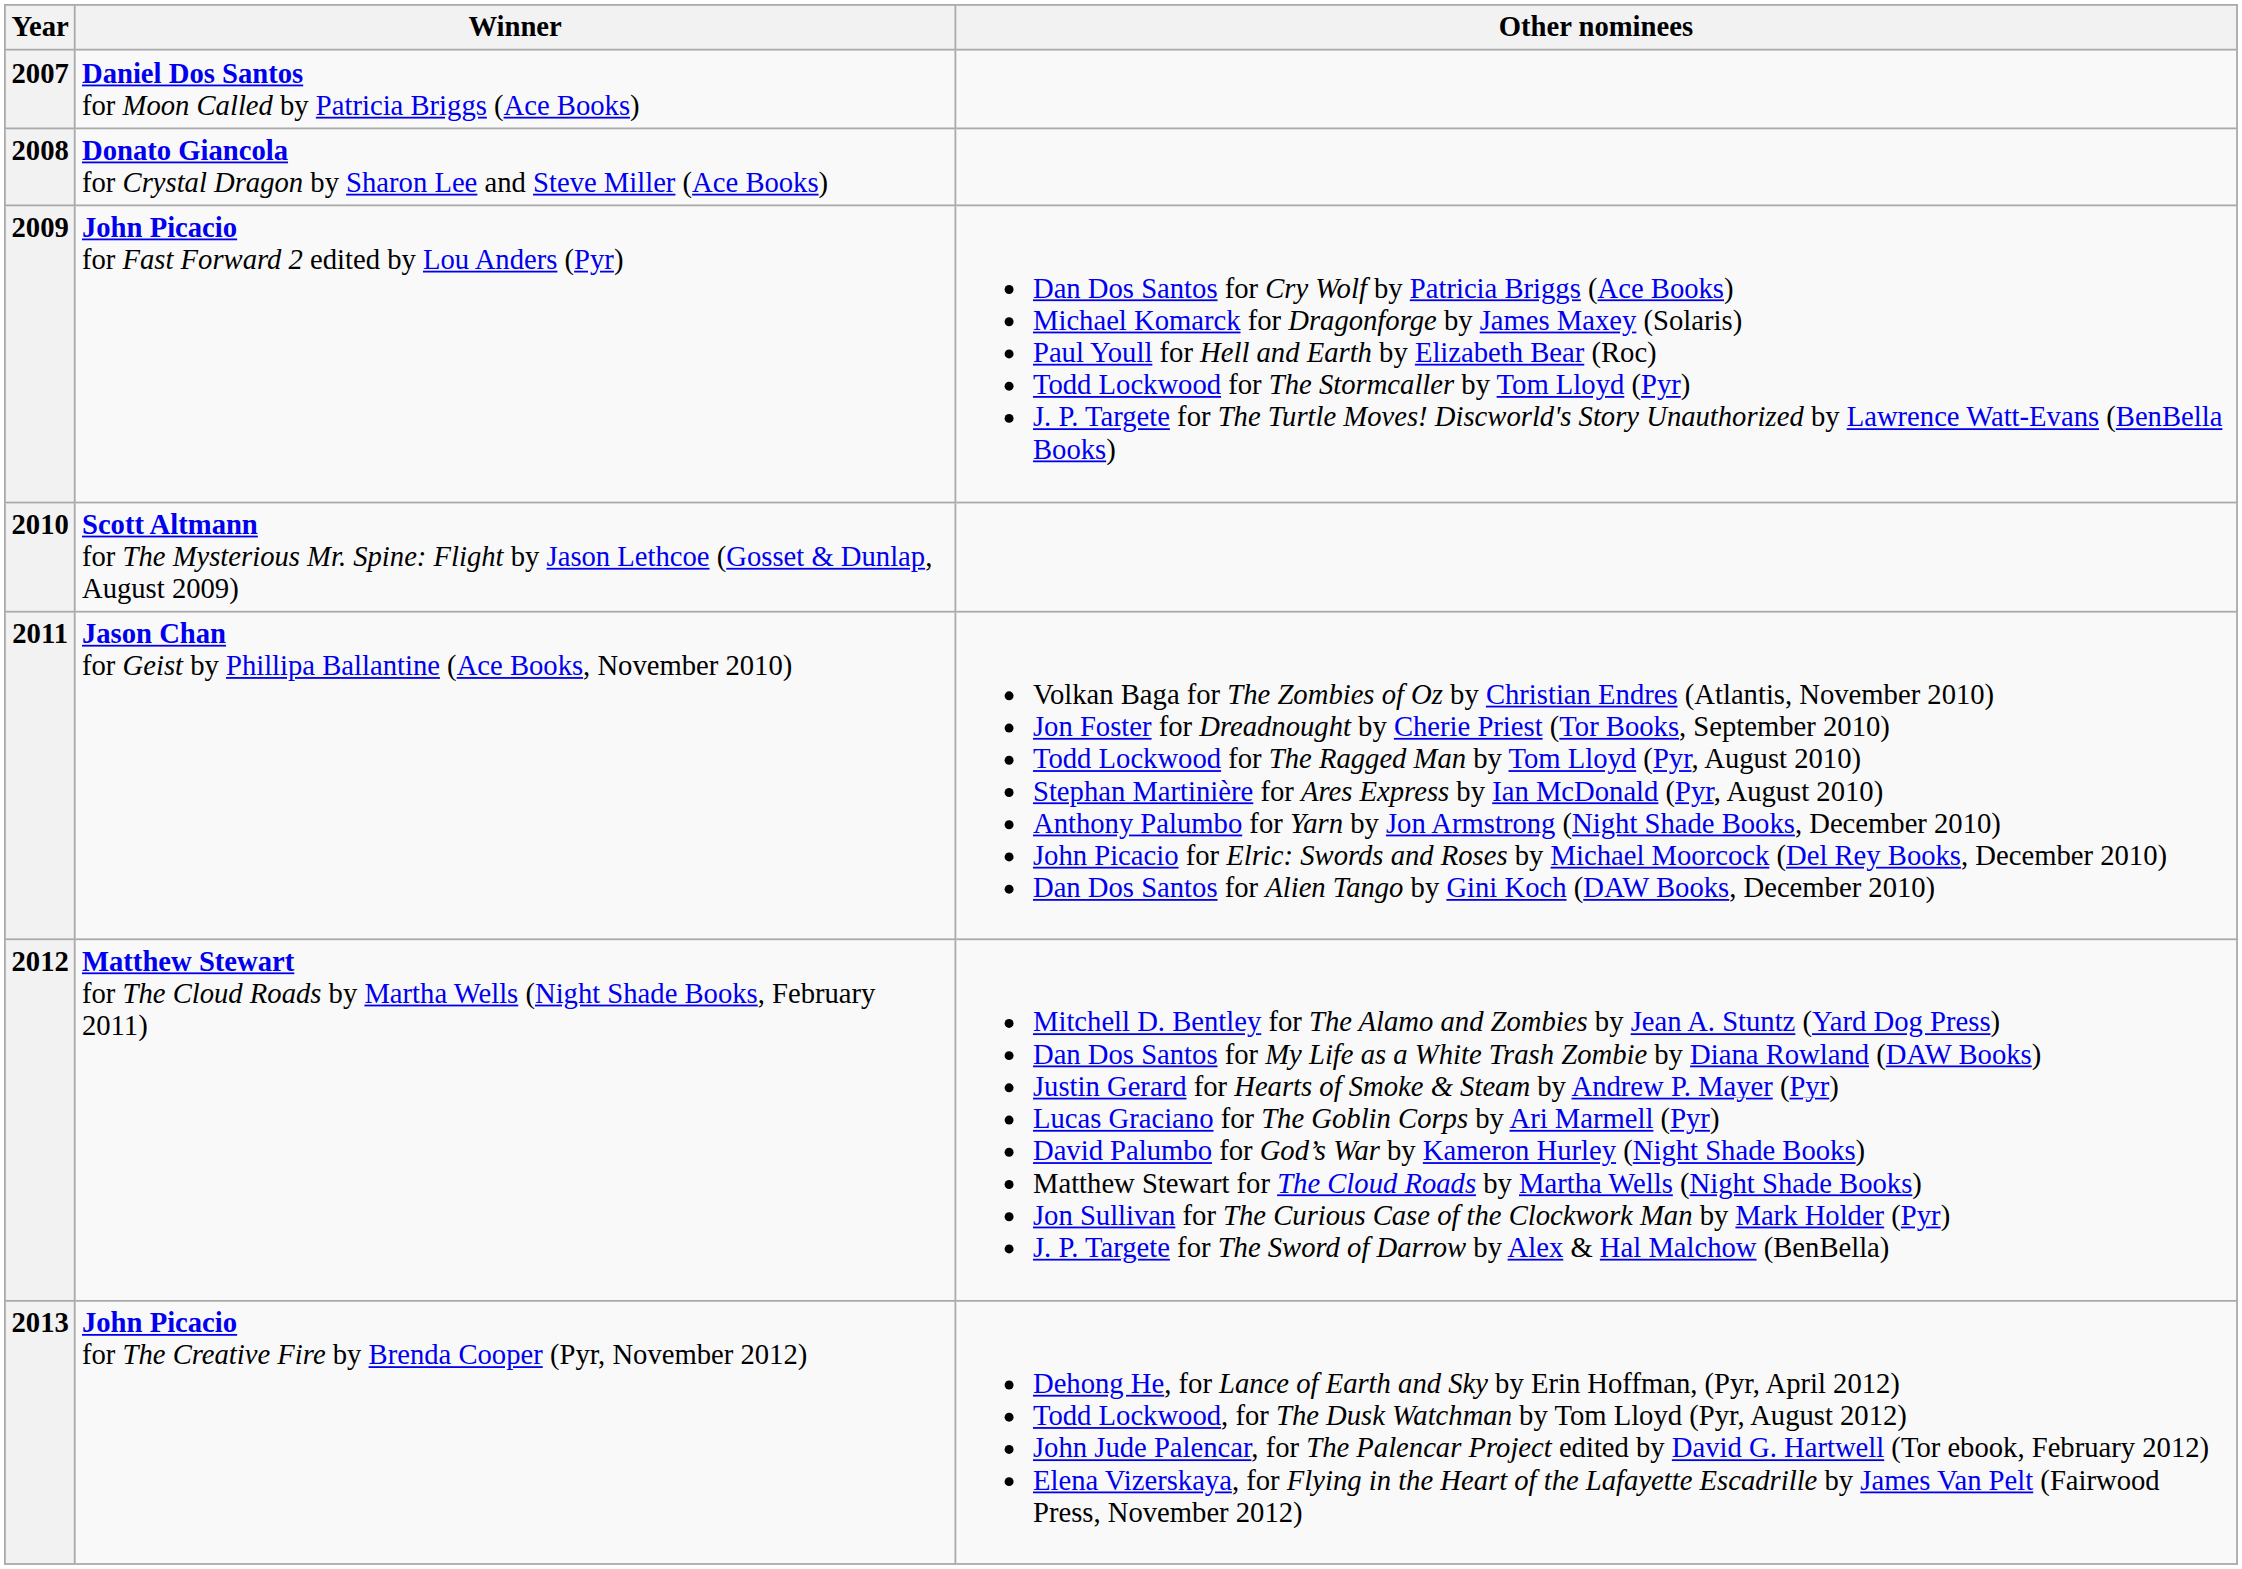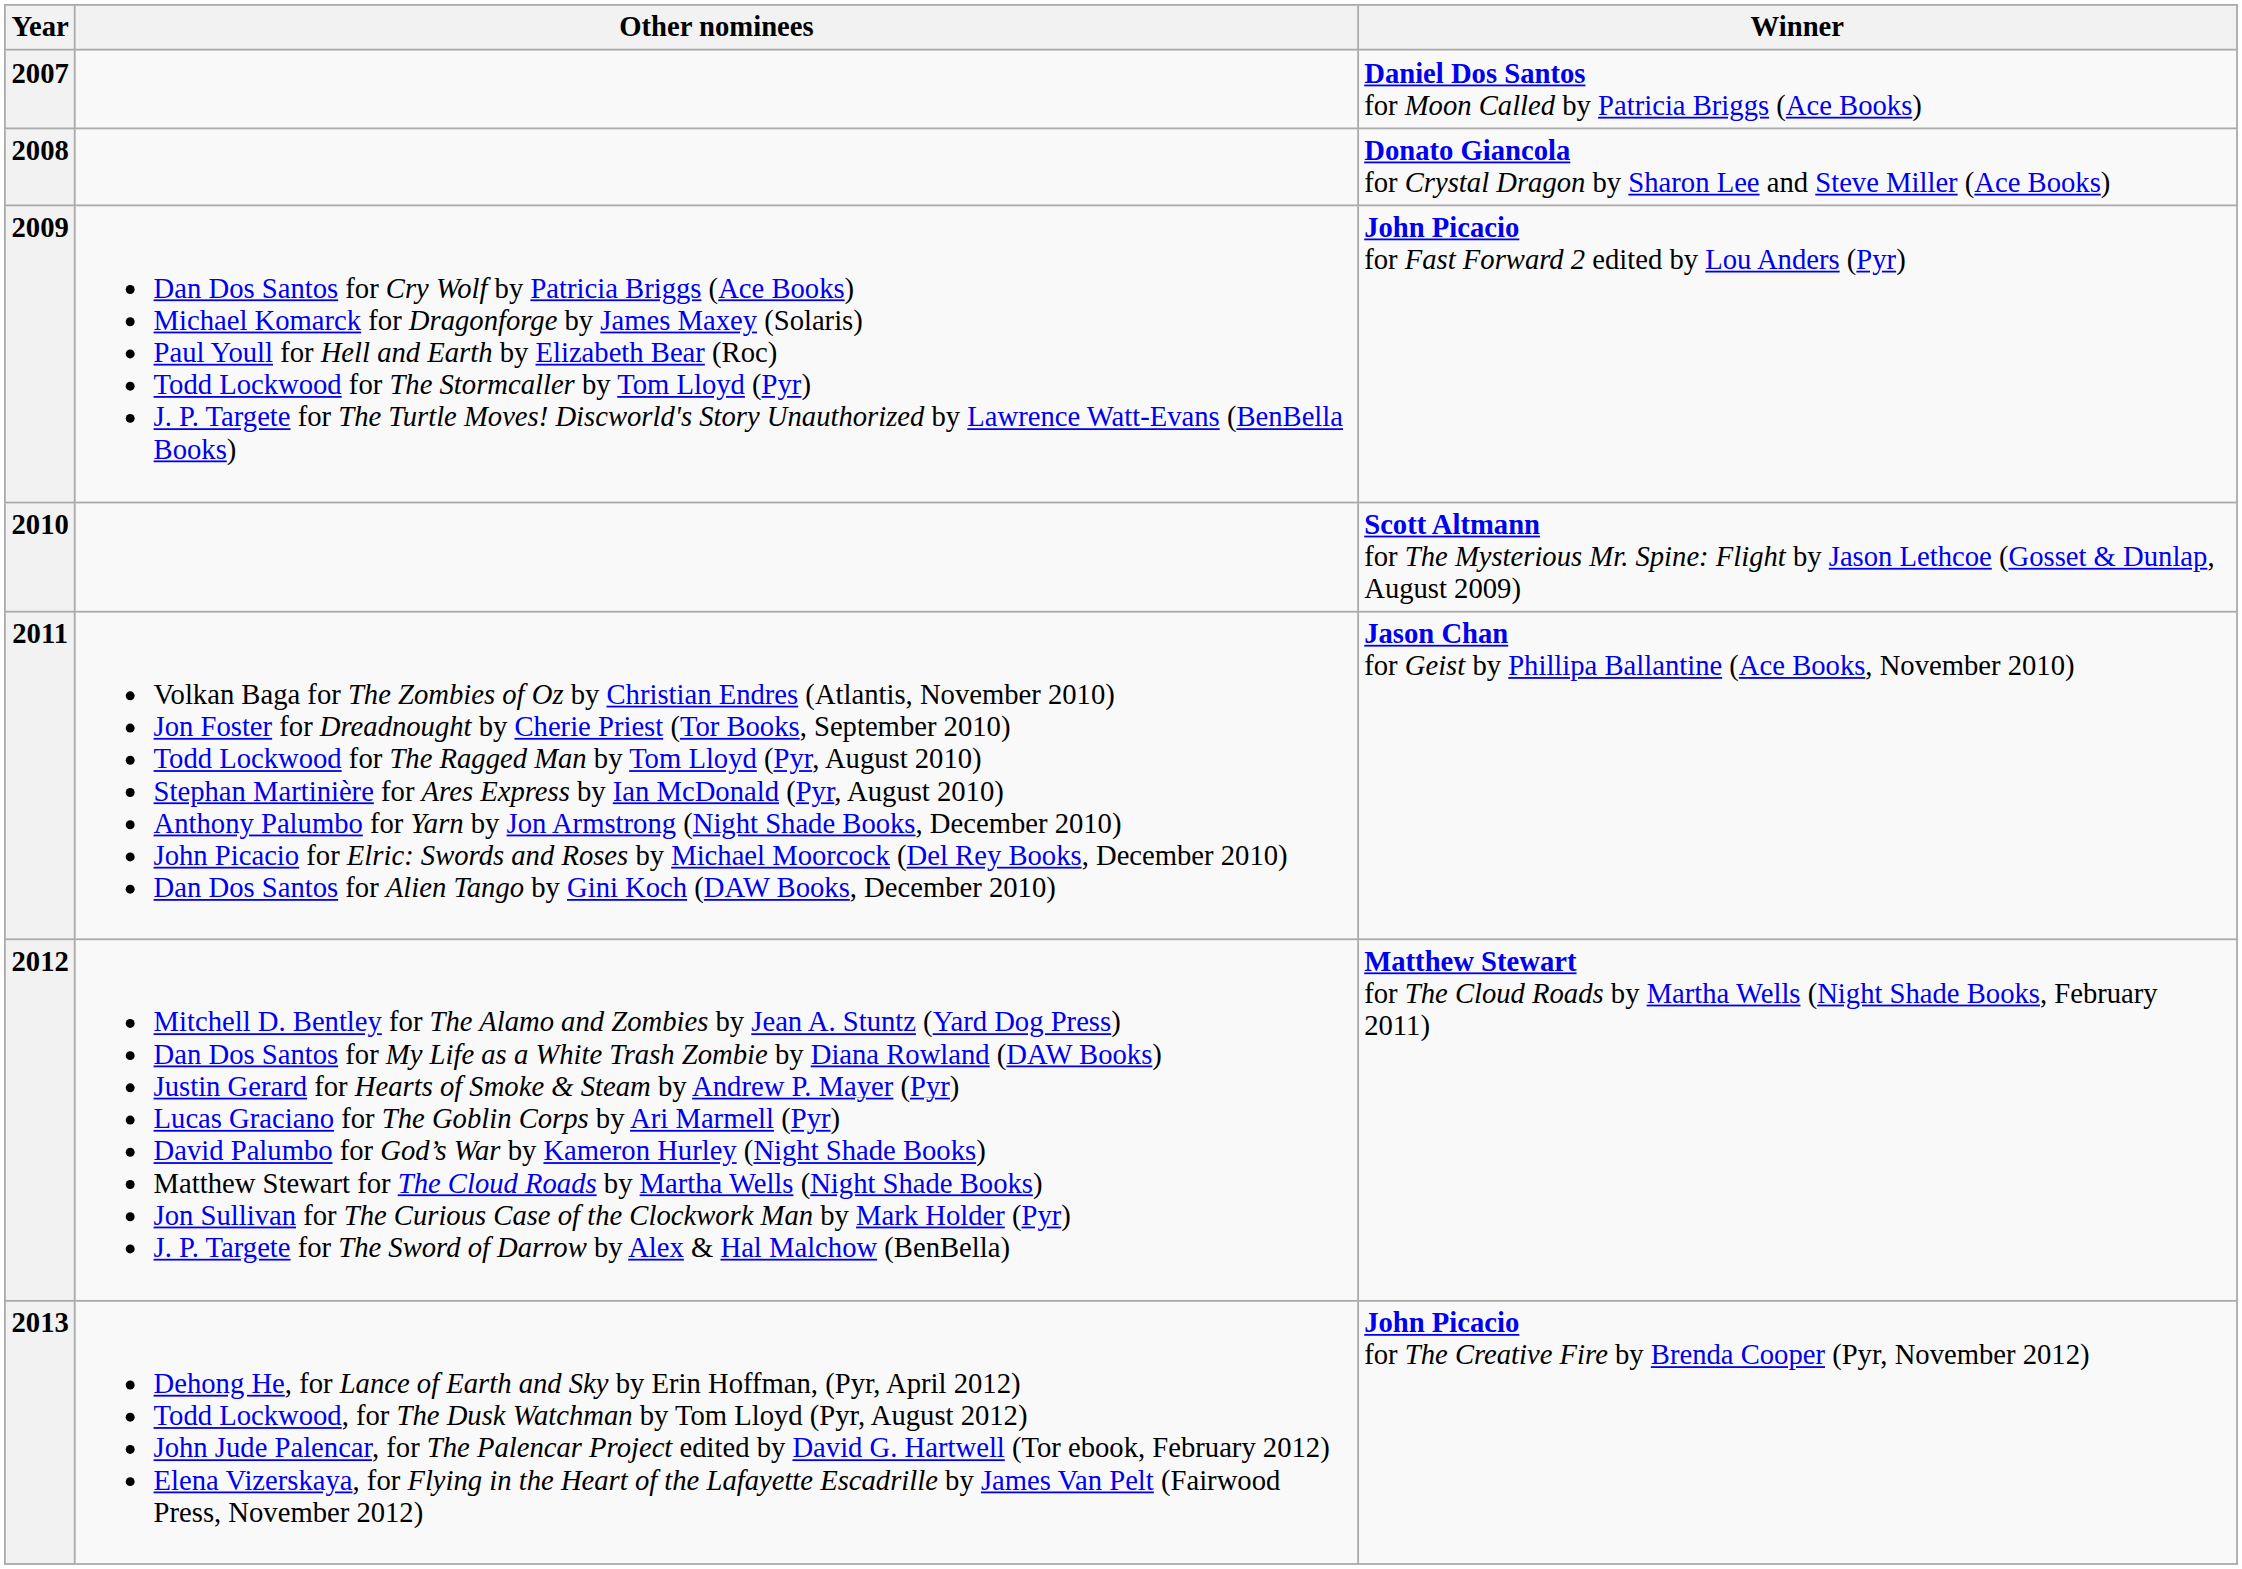columns swapped: (515, 27) <-> (1596, 27)
